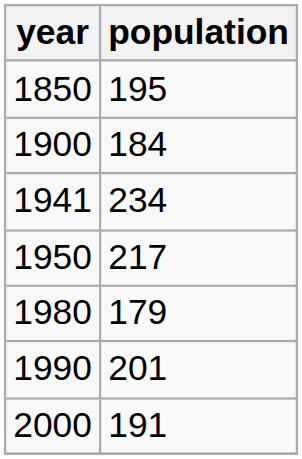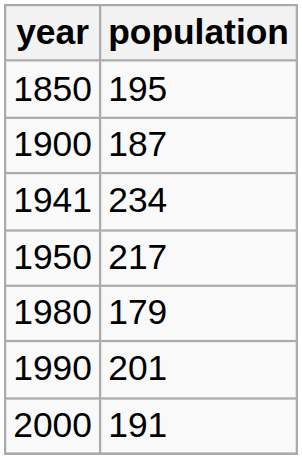(138, 144) 184 -> (138, 144) 187
